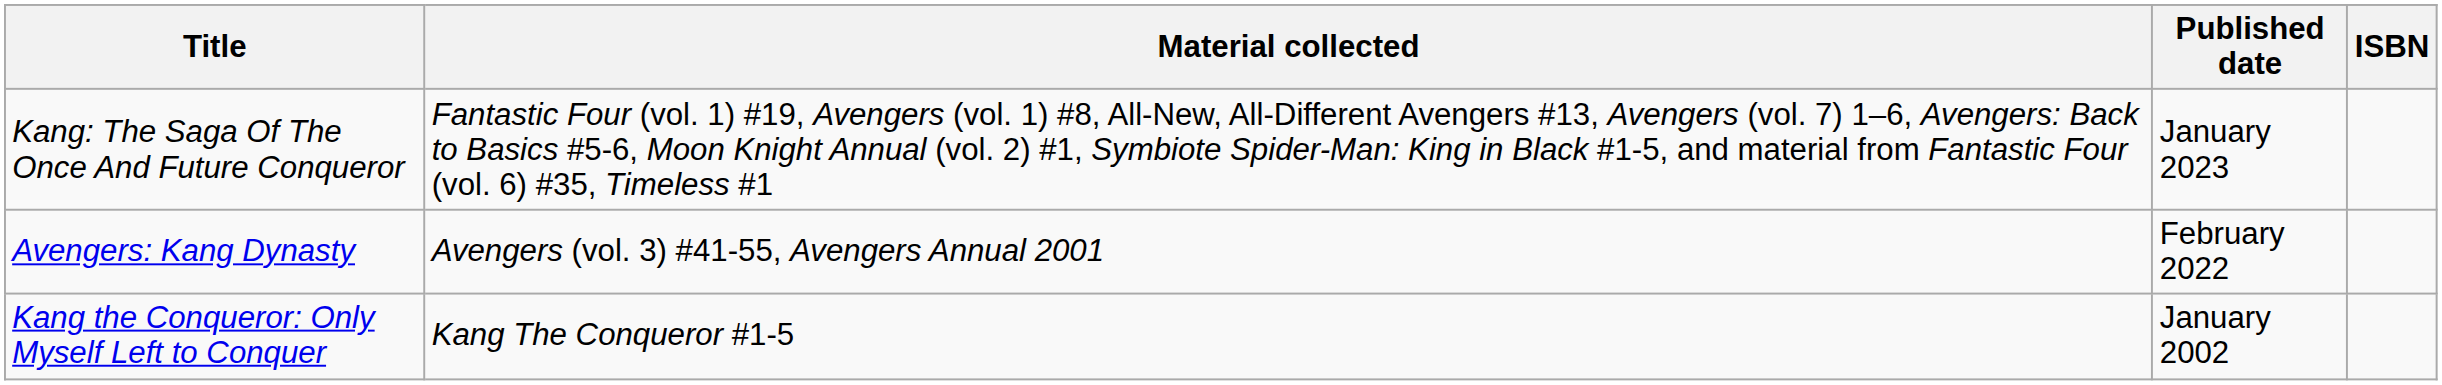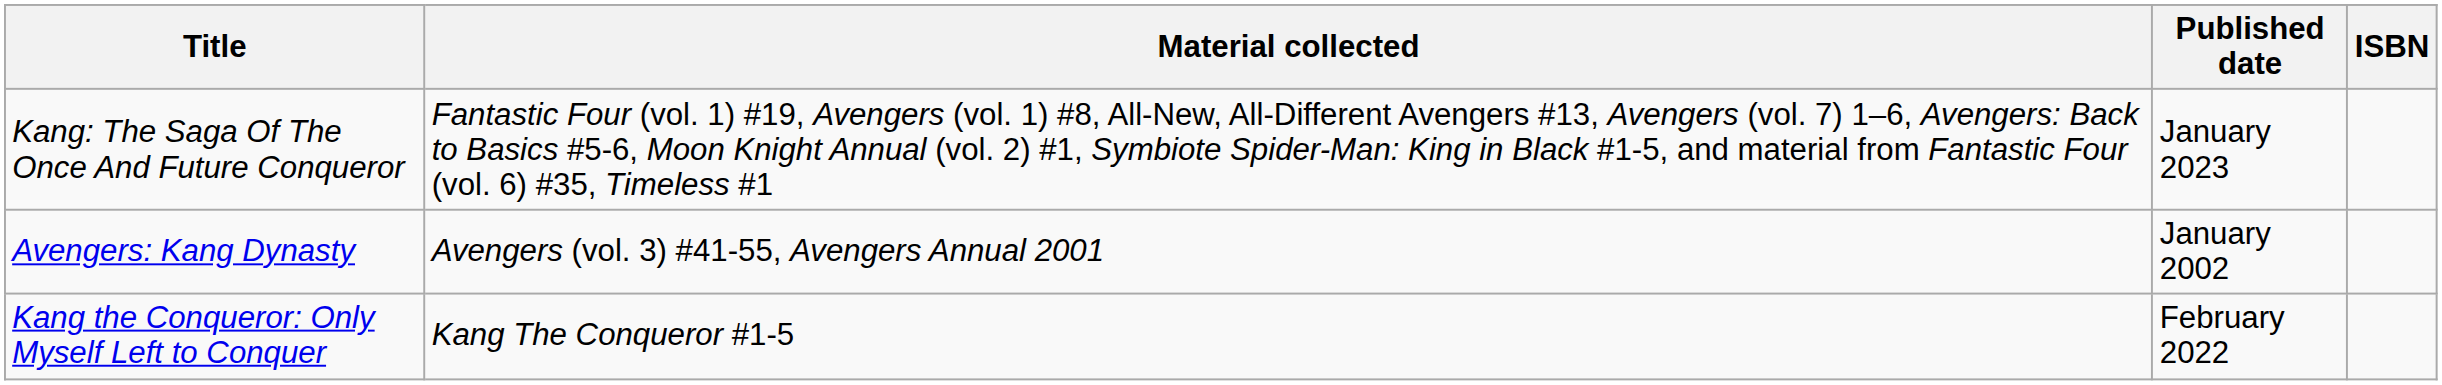(2222, 251) February 2022 -> (2215, 251) January 2002
(2215, 335) January 2002 -> (2222, 335) February 2022
